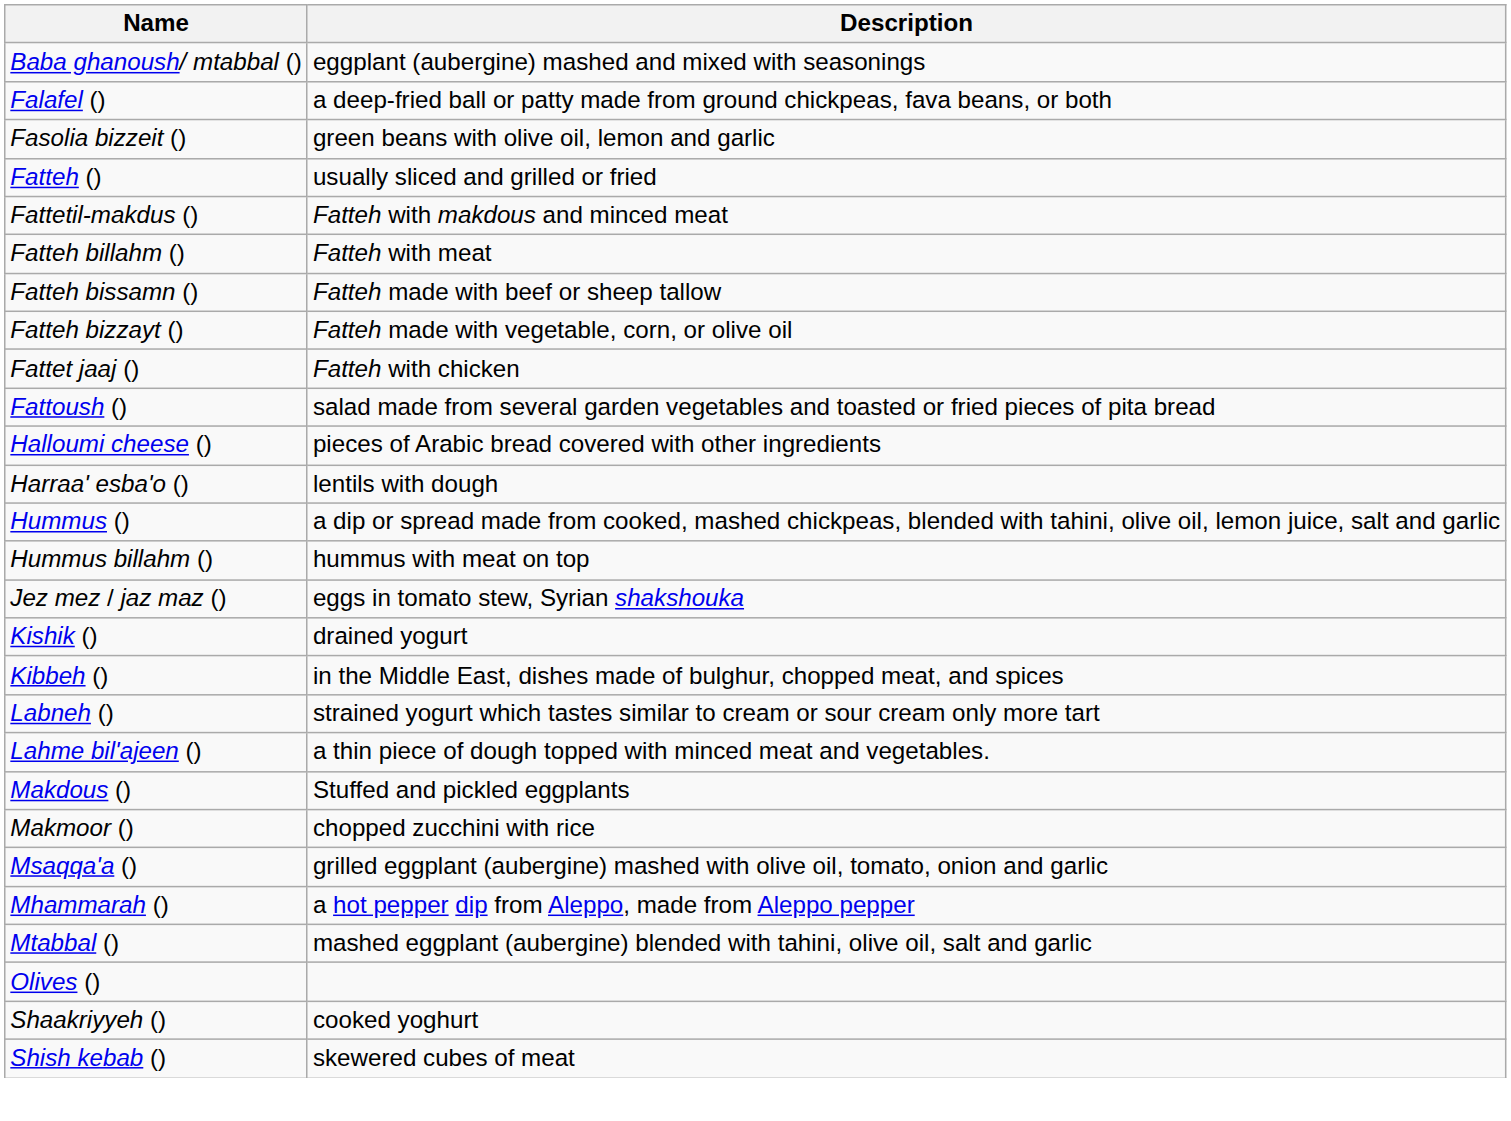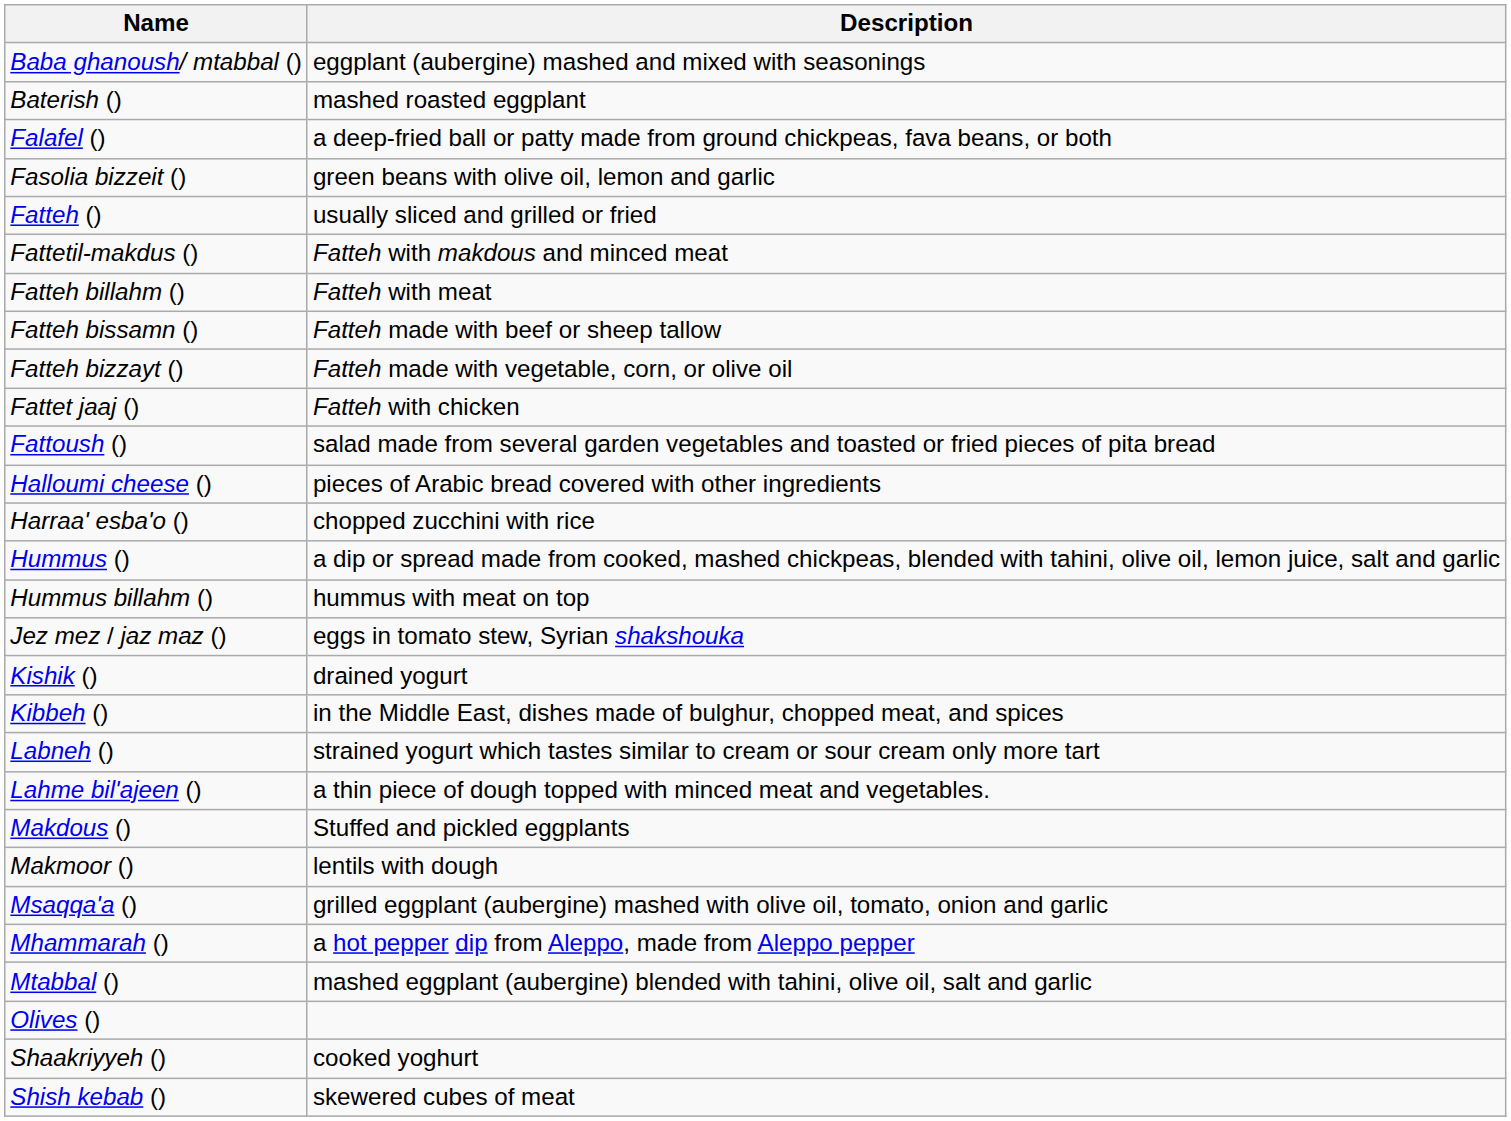+ row: (66, 100)
(406, 483) lentils with dough -> (454, 521) chopped zucchini with rice
(454, 828) chopped zucchini with rice -> (406, 866) lentils with dough
